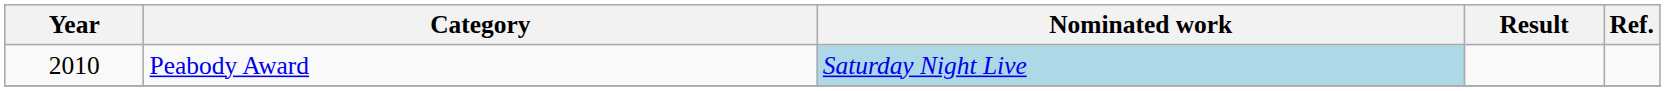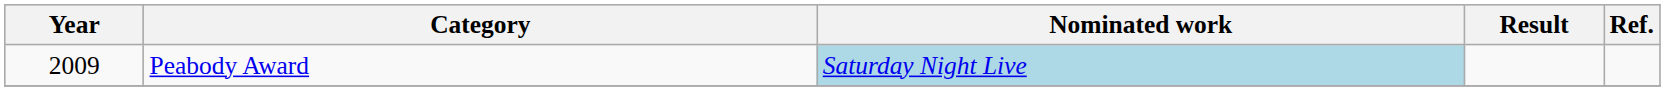(74, 65) 2010 -> (74, 65) 2009
